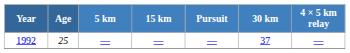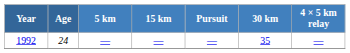(63, 40) 25 -> (63, 40) 24
(265, 40) 37 -> (265, 40) 35
